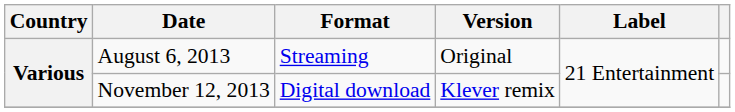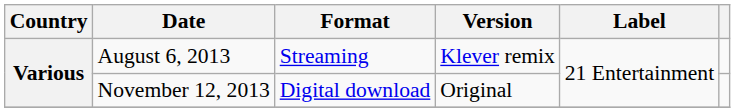(476, 55) Original -> (498, 55) Klever remix
(498, 90) Klever remix -> (476, 90) Original
